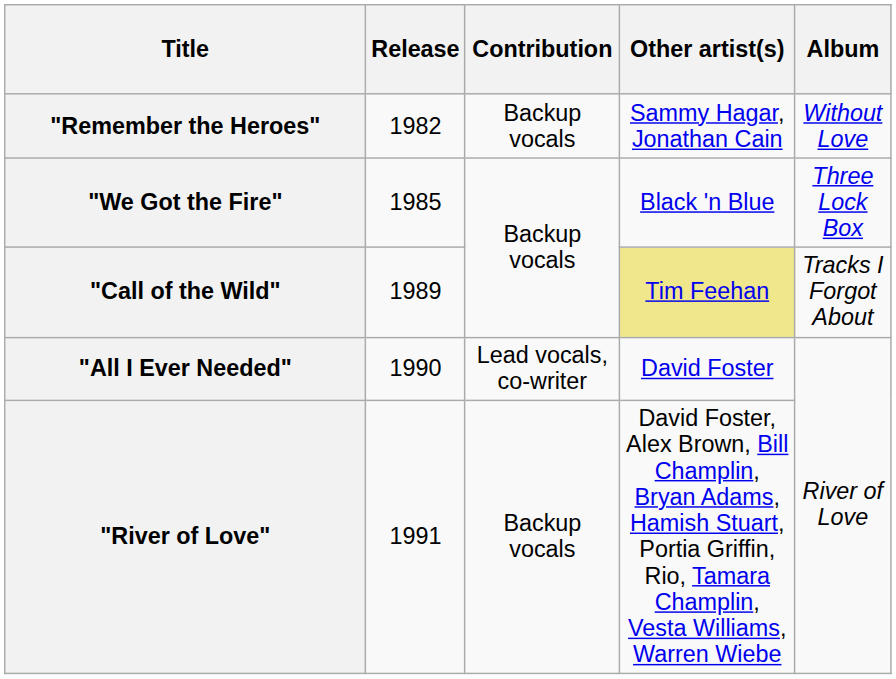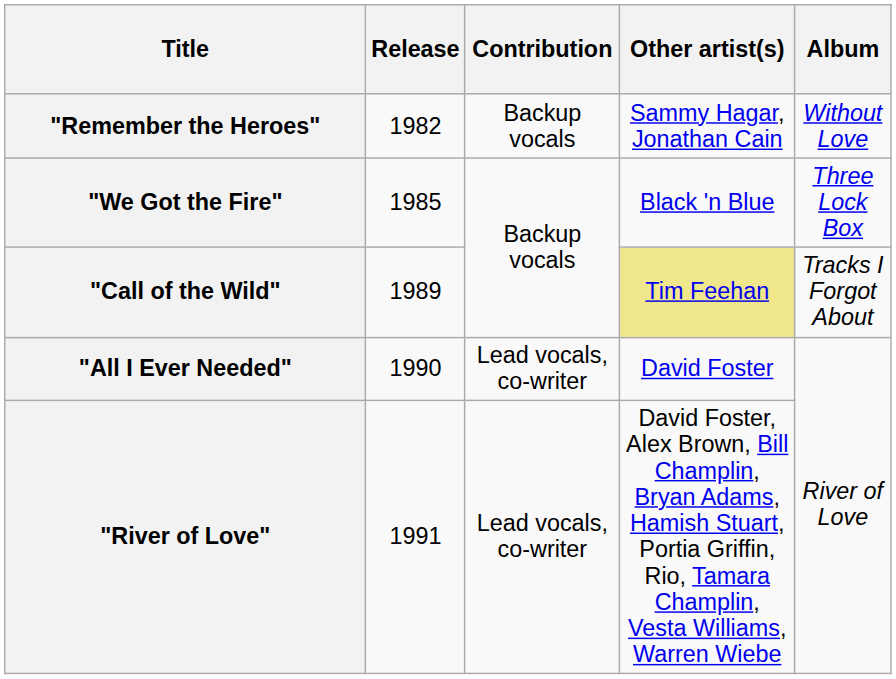(542, 536) Backup vocals -> (542, 536) Lead vocals, co-writer
